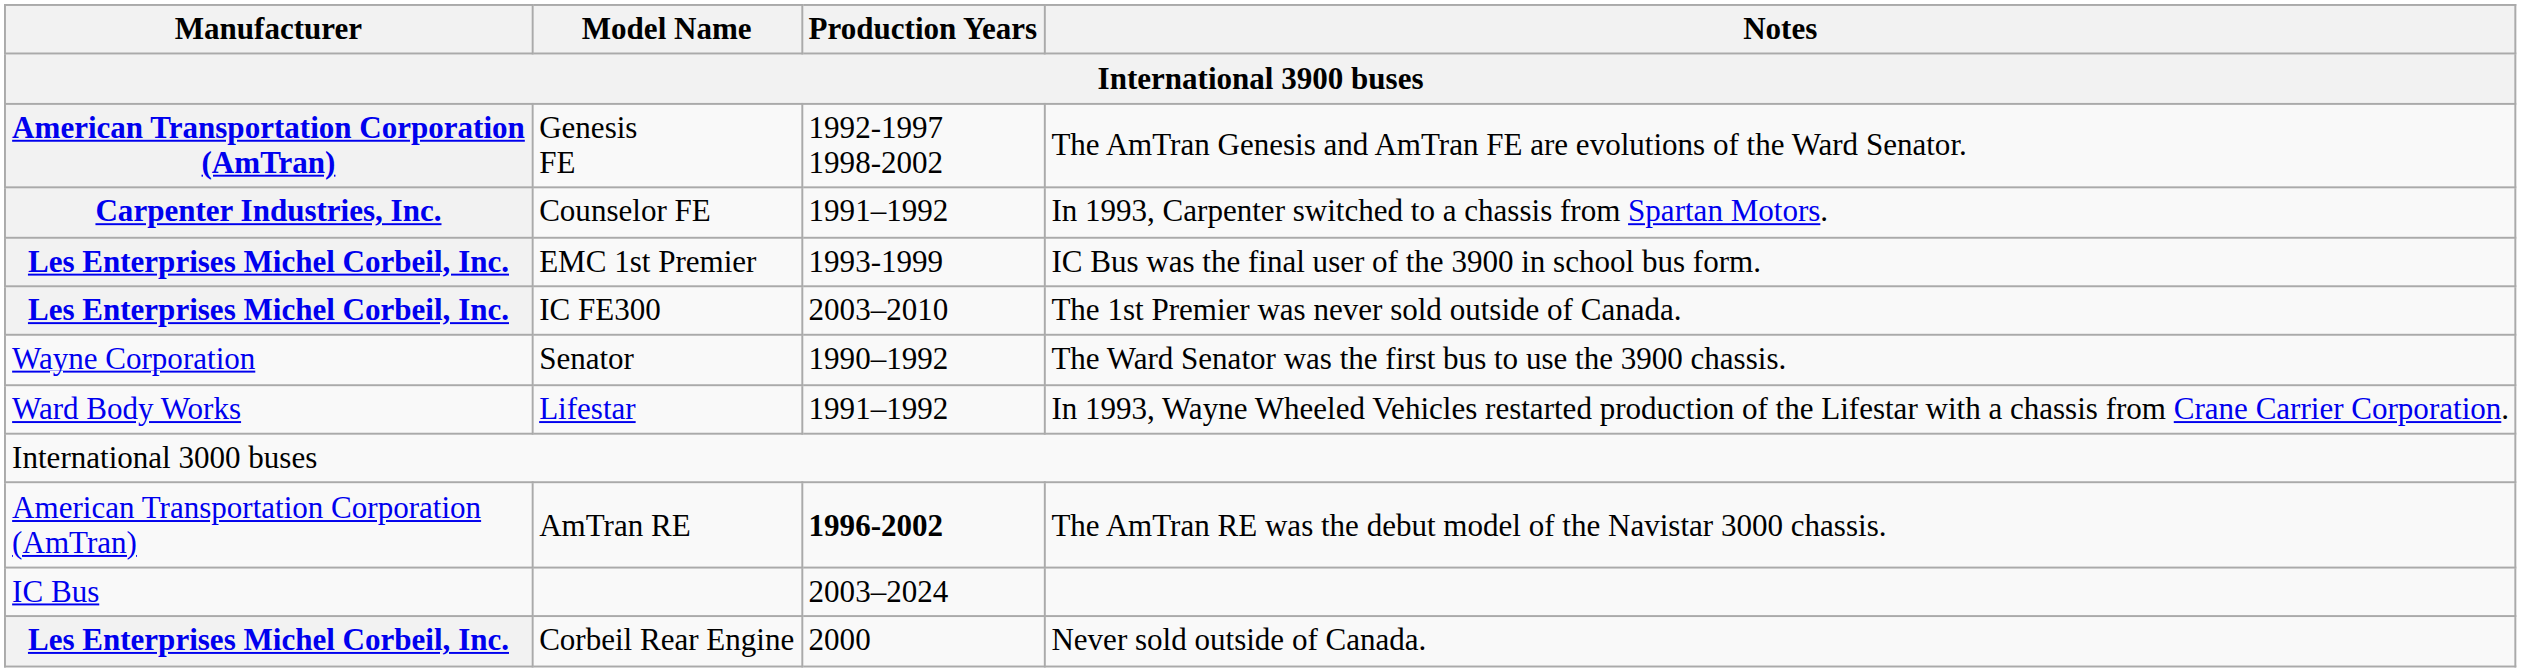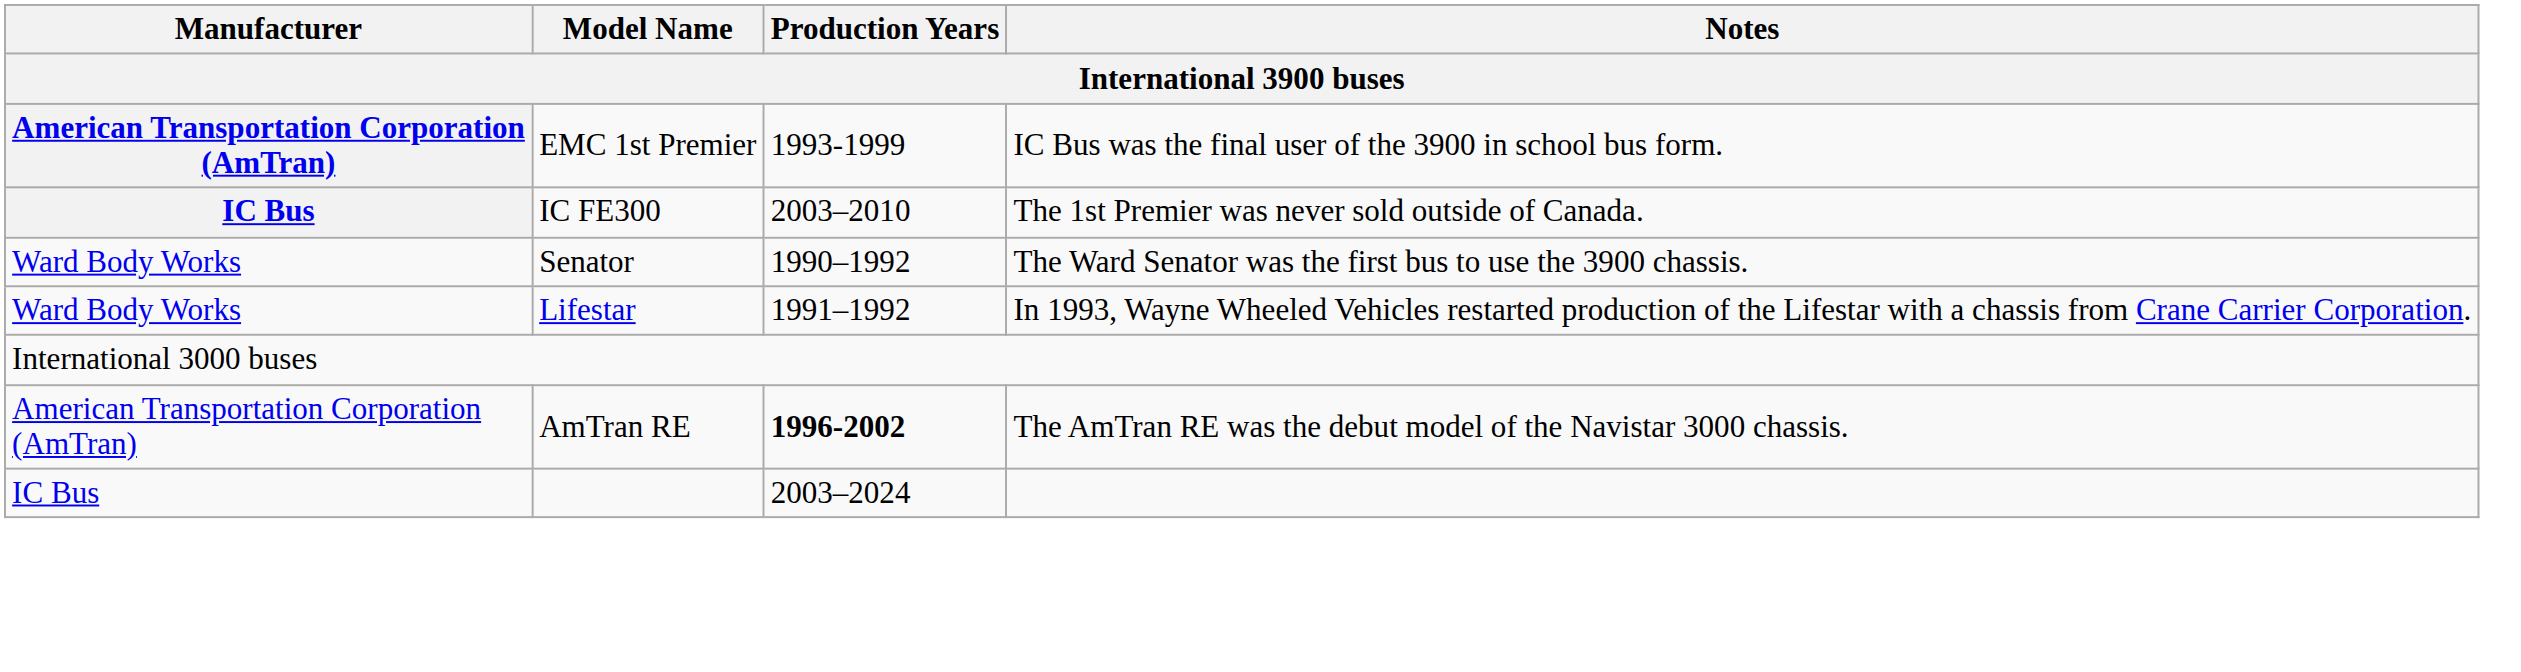- row: (588, 145)
- row: (625, 211)
(268, 260) Les Enterprises Michel Corbeil, Inc. -> (268, 145) American Transportation Corporation (AmTran)
(268, 310) Les Enterprises Michel Corbeil, Inc. -> (268, 211) IC Bus
(134, 359) Wayne Corporation -> (127, 260) Ward Body Works
- row: (667, 640)
